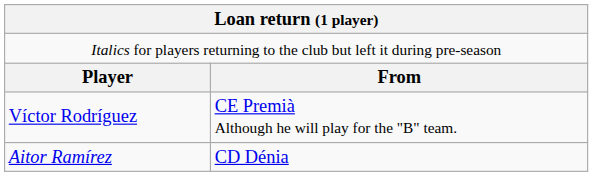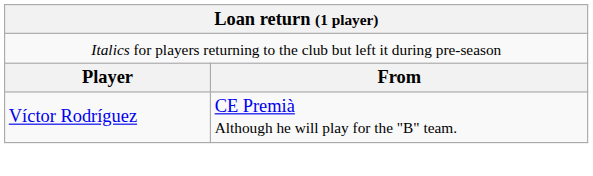- row: (60, 156)
